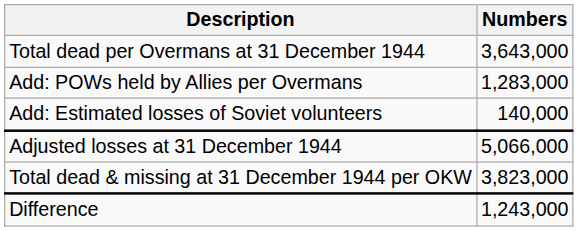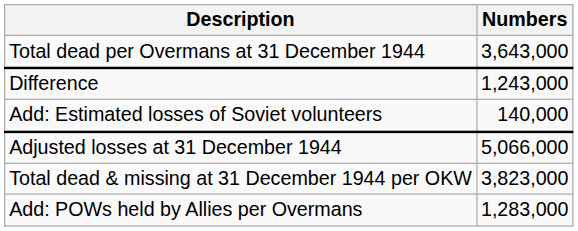rows swapped: (186, 82) <-> (54, 209)
